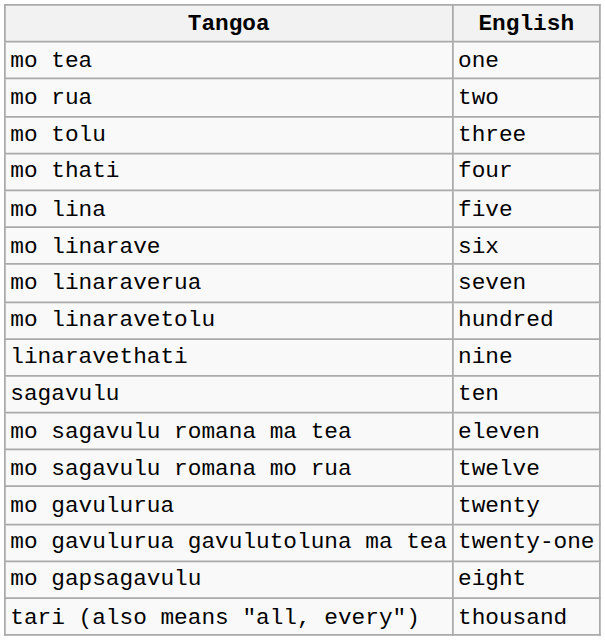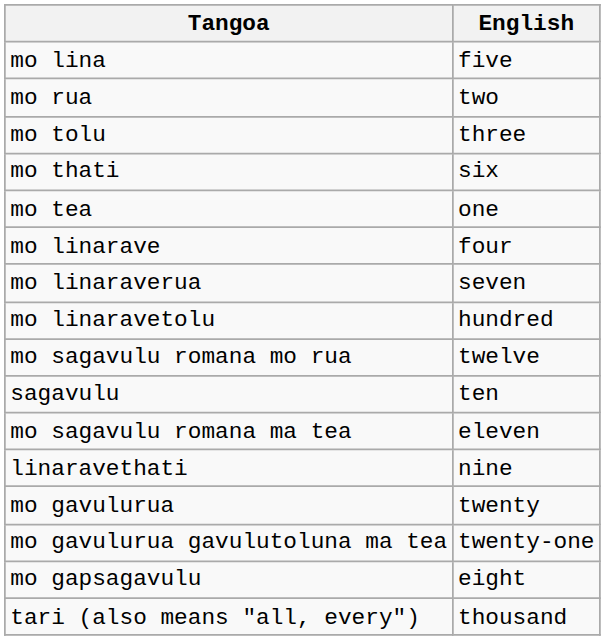rows swapped: (51, 60) <-> (58, 209)
(485, 172) four -> (478, 172) six
(478, 246) six -> (485, 246) four
rows swapped: (99, 357) <-> (181, 468)
